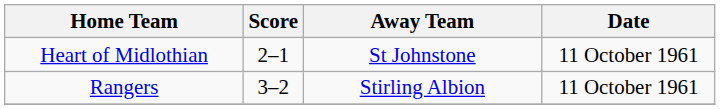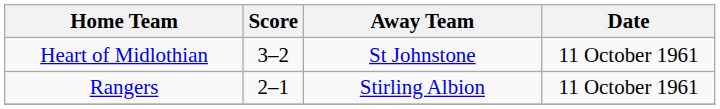(273, 54) 2–1 -> (273, 54) 3–2
(273, 87) 3–2 -> (273, 87) 2–1
